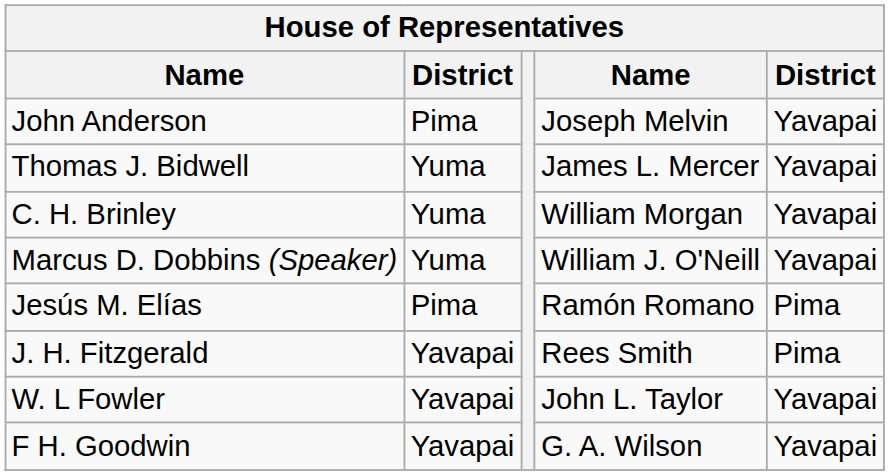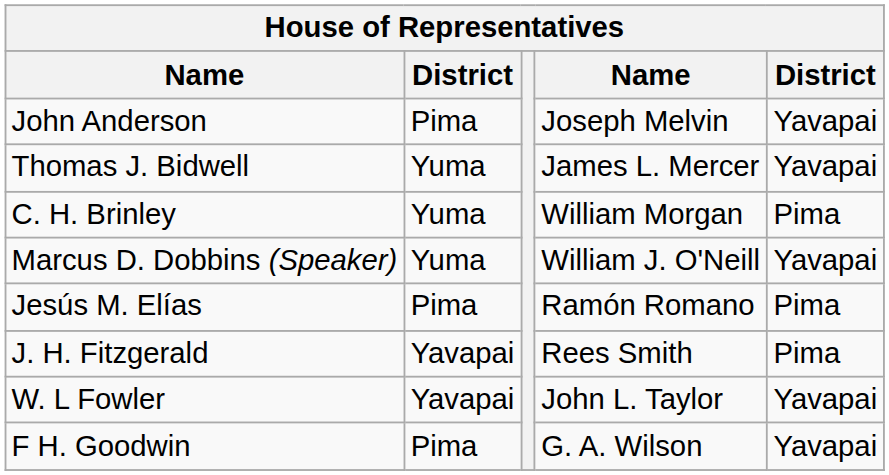(825, 213) Yavapai -> (807, 213) Pima
(463, 445) Yavapai -> (444, 445) Pima
